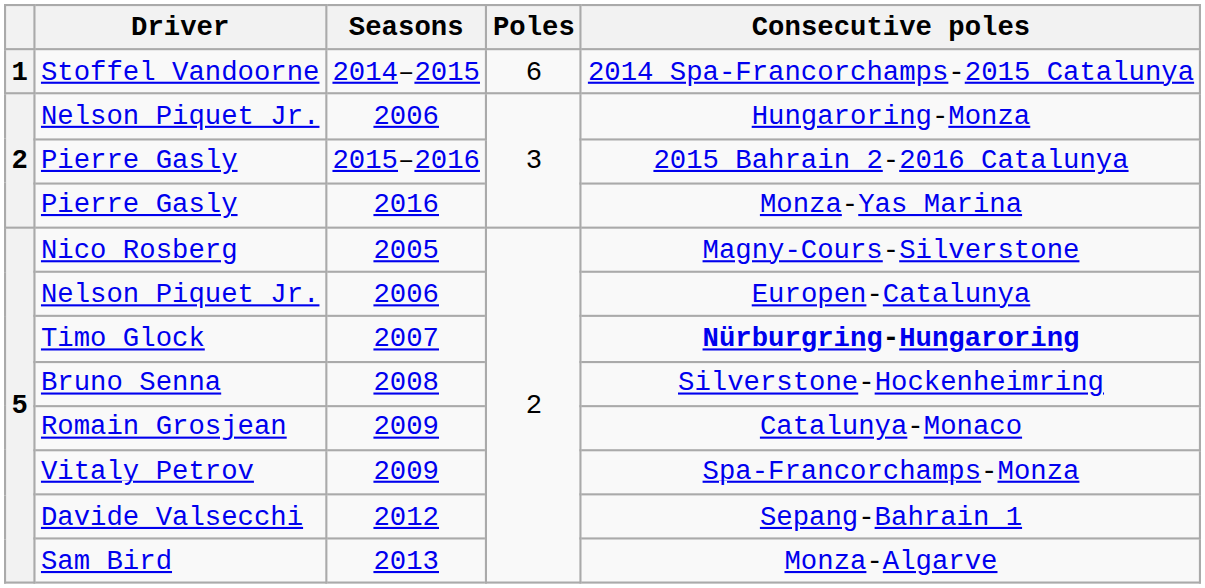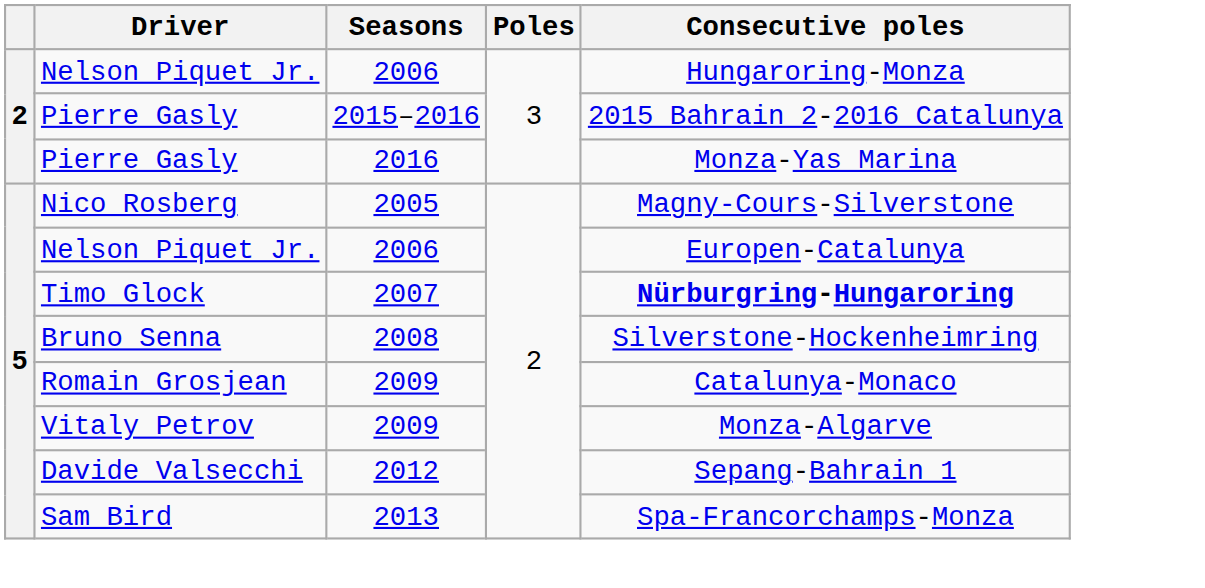- row: (180, 72)
(891, 472) Spa-Francorchamps-Monza -> (825, 428) Monza-Algarve
(891, 561) Monza-Algarve -> (825, 517) Spa-Francorchamps-Monza
